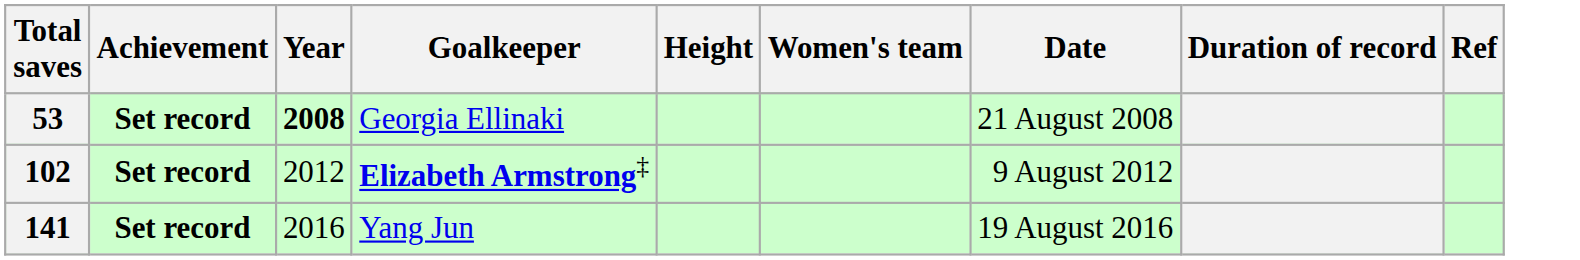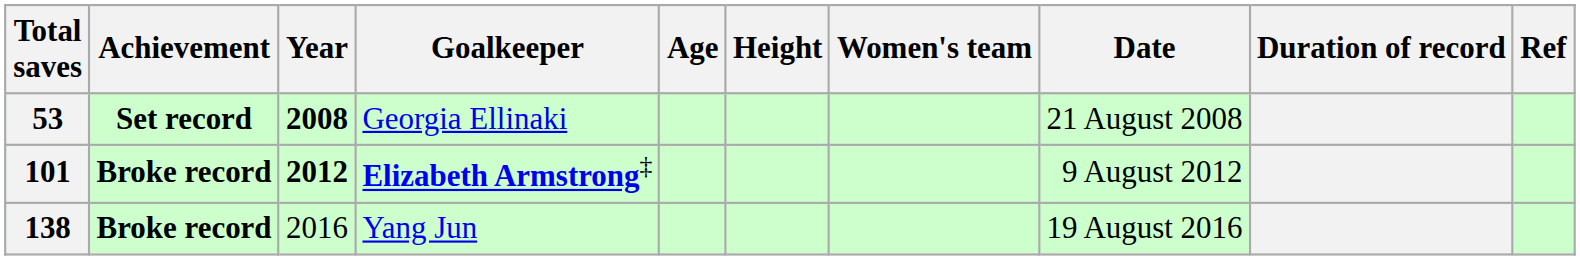+ column: (693, 48)
(48, 173) 102 -> (48, 173) 101
(182, 173) Set record -> (184, 173) Broke record
(314, 173) normal -> (317, 173) bold
(48, 228) 141 -> (48, 228) 138
(182, 228) Set record -> (184, 228) Broke record
